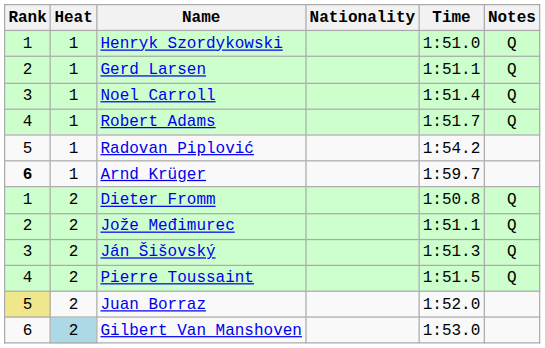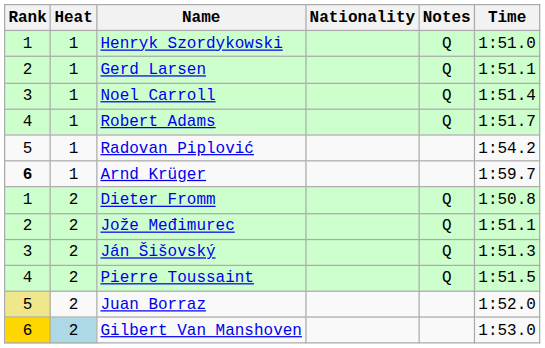columns swapped: (452, 18) <-> (512, 18)
(28, 330) no background -> (28, 330) gold background
